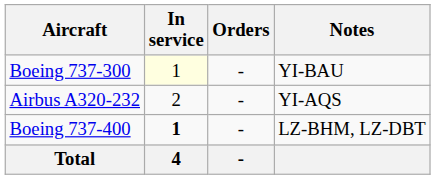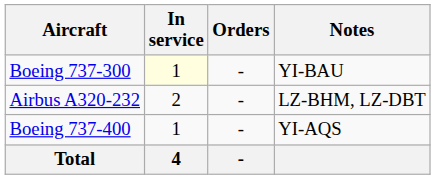(310, 99) YI-AQS -> (352, 99) LZ-BHM, LZ-DBT
(176, 129) bold -> (176, 129) normal
(352, 129) LZ-BHM, LZ-DBT -> (310, 129) YI-AQS
